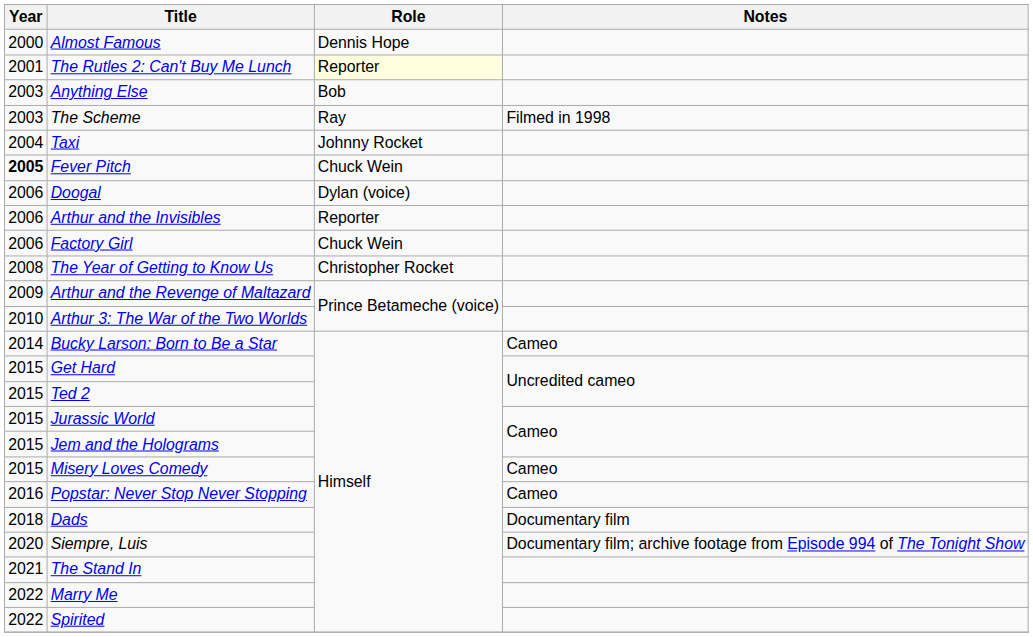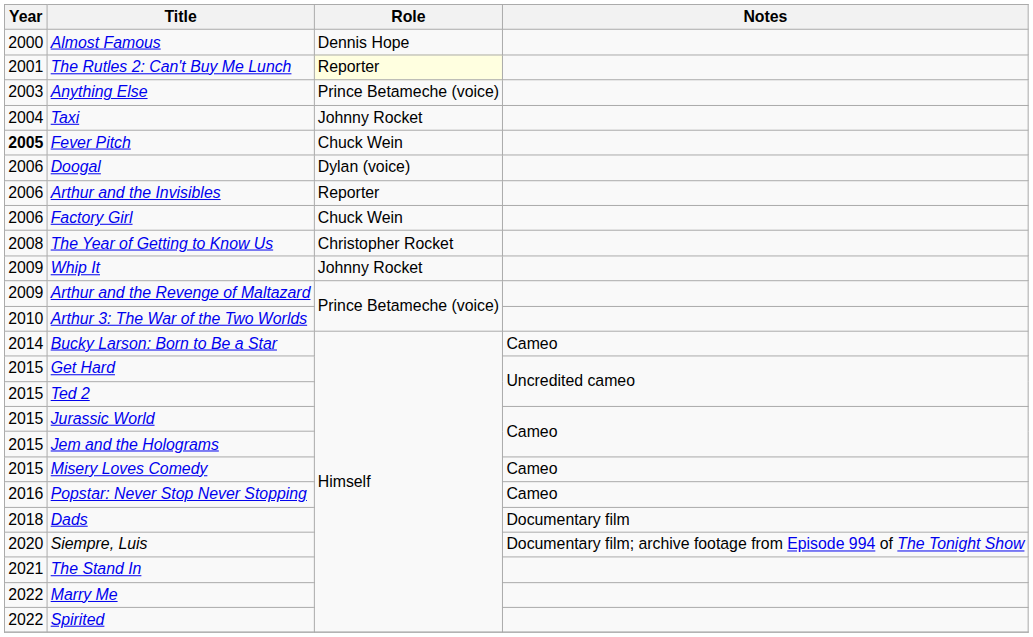(332, 92) Bob -> (408, 92) Prince Betameche (voice)
- row: (96, 117)
+ row: (75, 268)
